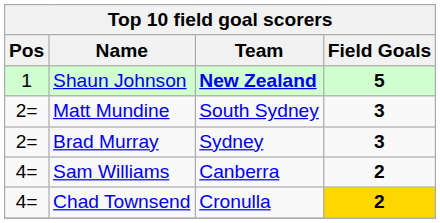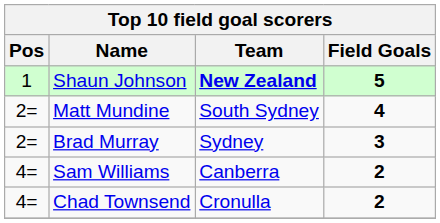(379, 111) 3 -> (379, 111) 4
(379, 202) gold background -> (379, 202) no background
